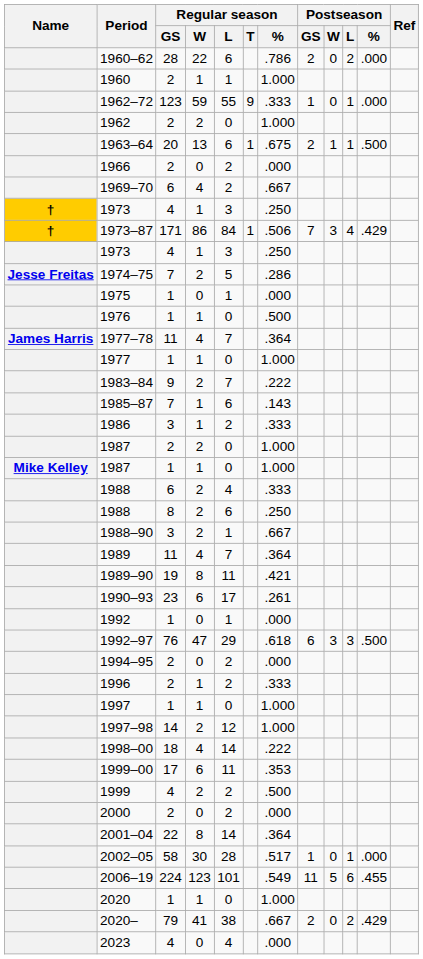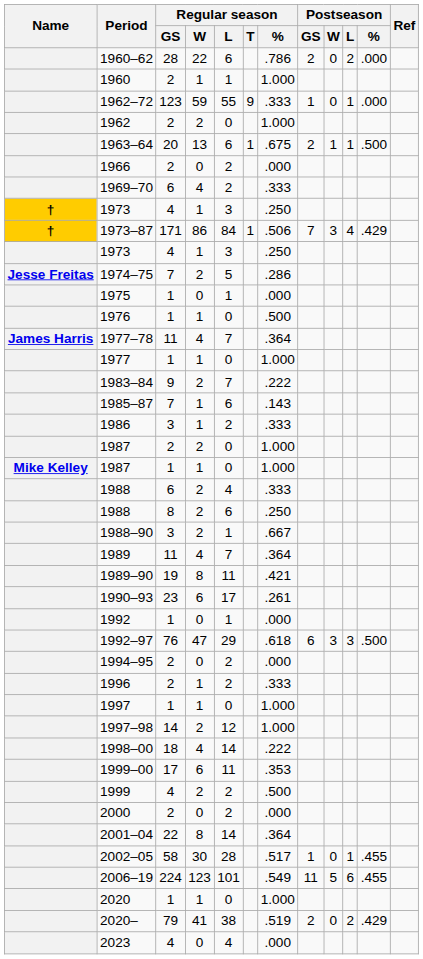(278, 187) .667 -> (278, 187) .333
(374, 856) .000 -> (374, 856) .455
(278, 921) .667 -> (278, 921) .519
